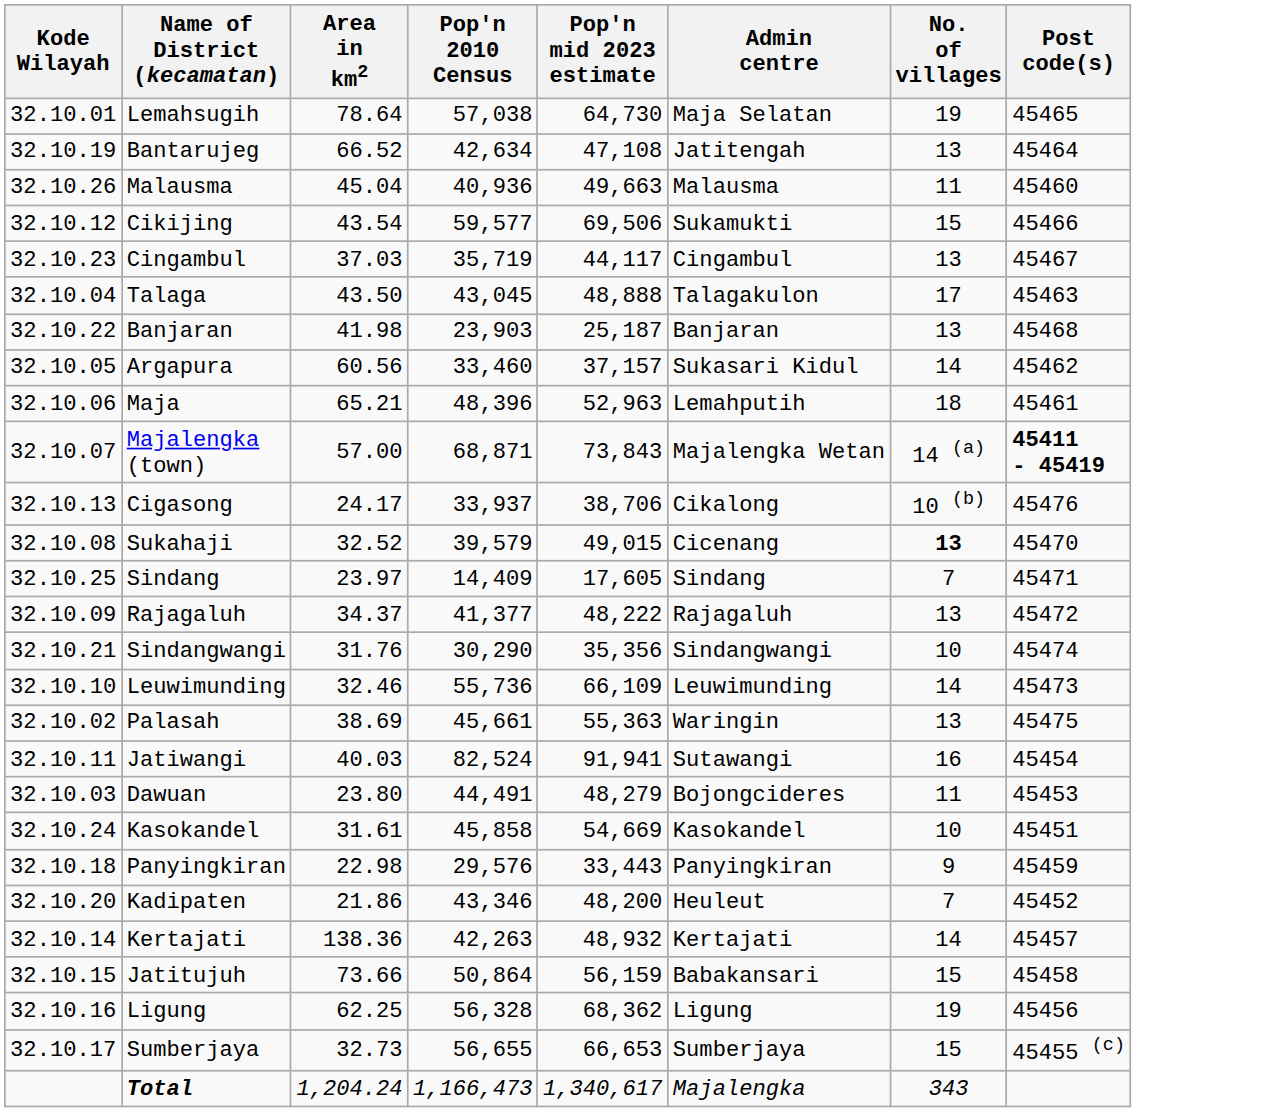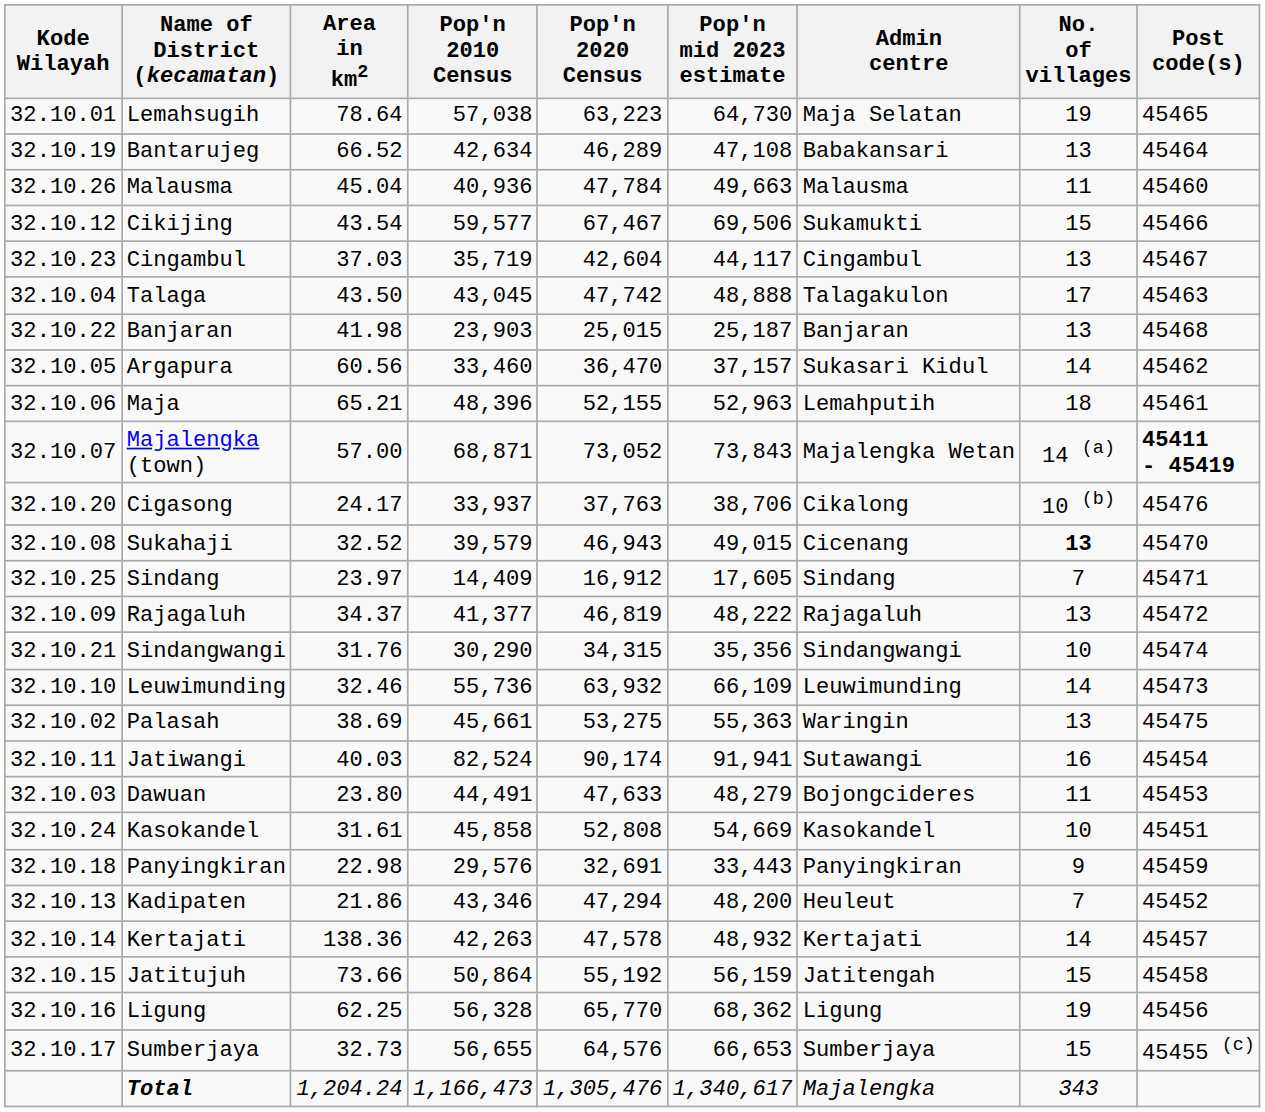+ column: (603, 51)
(739, 152) Jatitengah -> (876, 152) Babakansari
(63, 504) 32.10.13 -> (63, 504) 32.10.20
(63, 903) 32.10.20 -> (63, 903) 32.10.13
(746, 975) Babakansari -> (869, 975) Jatitengah
